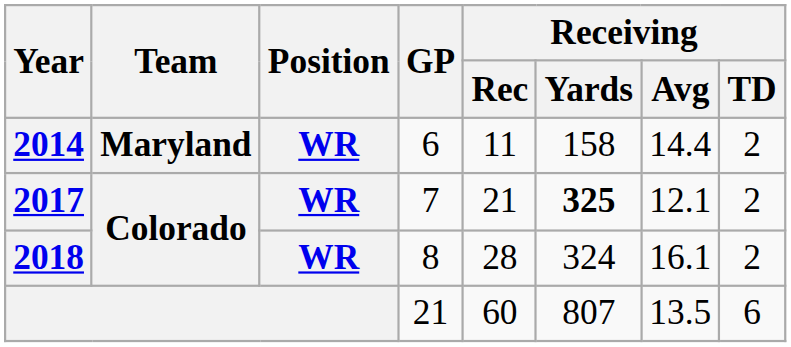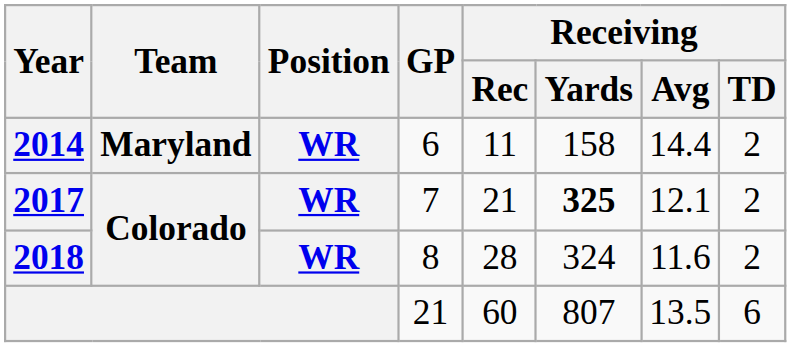(680, 256) 16.1 -> (680, 256) 11.6
